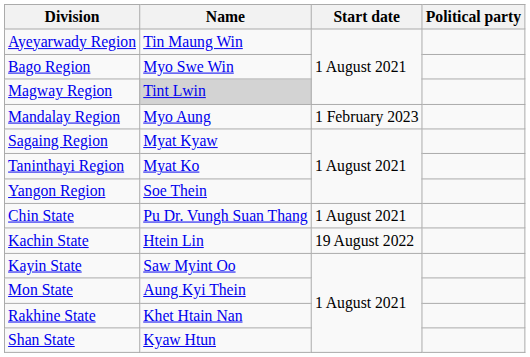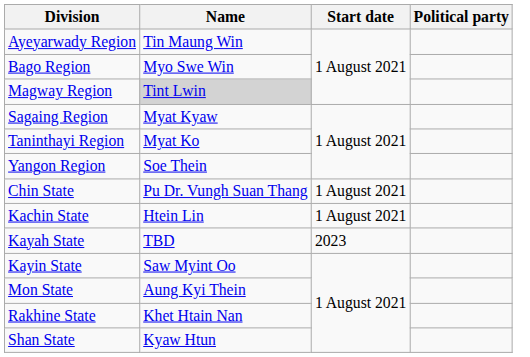- row: (64, 116)
(365, 240) 19 August 2022 -> (361, 215) 1 August 2021
+ row: (46, 240)
